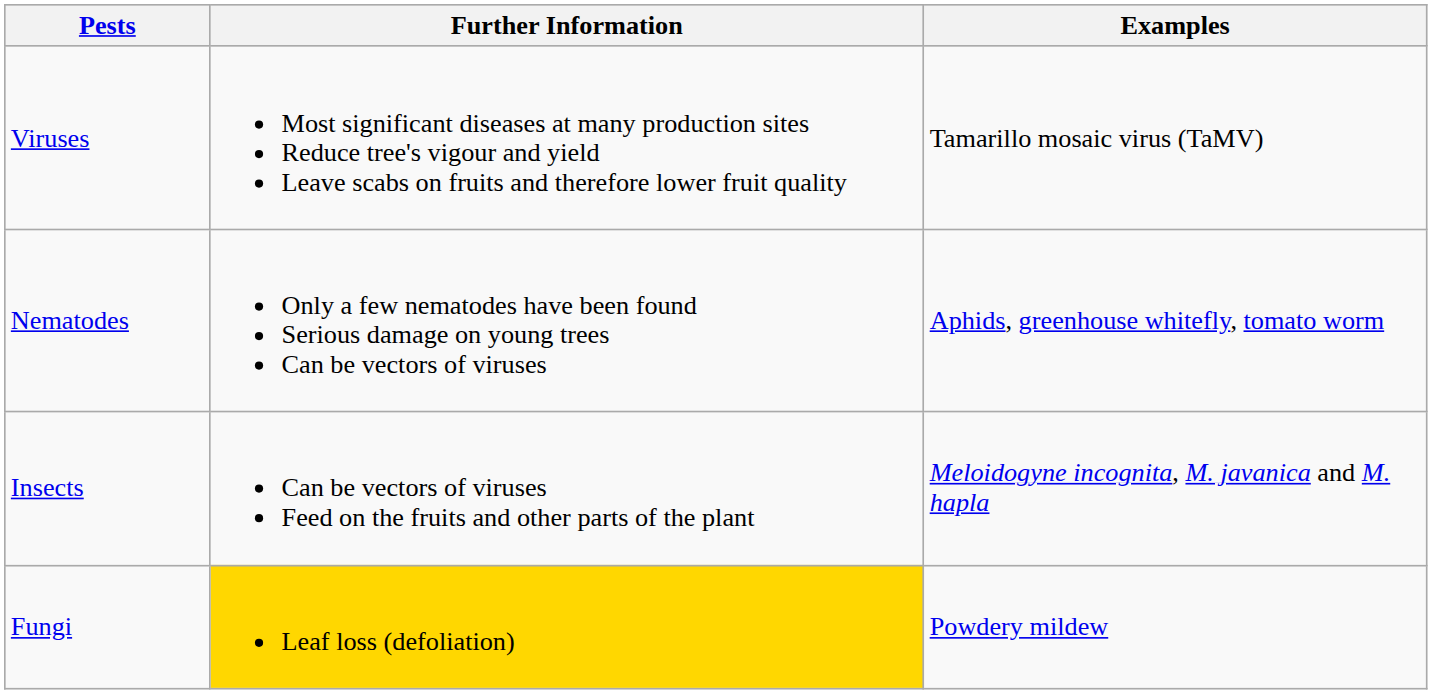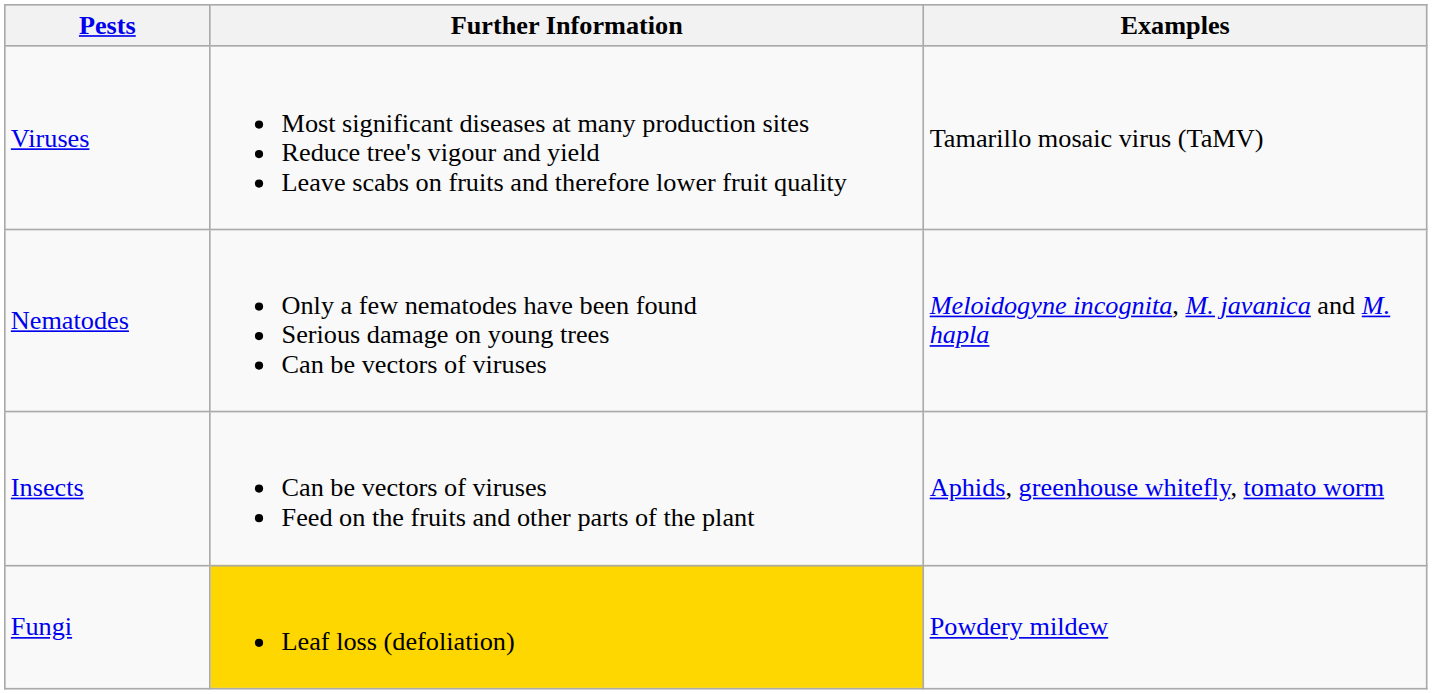(1157, 320) Aphids, greenhouse whitefly, tomato worm -> (1160, 320) Meloidogyne incognita, M. javanica and M. hapla
(1160, 487) Meloidogyne incognita, M. javanica and M. hapla -> (1157, 487) Aphids, greenhouse whitefly, tomato worm
